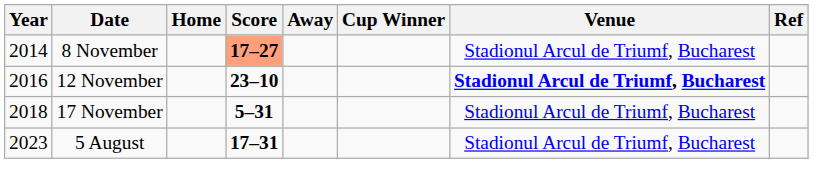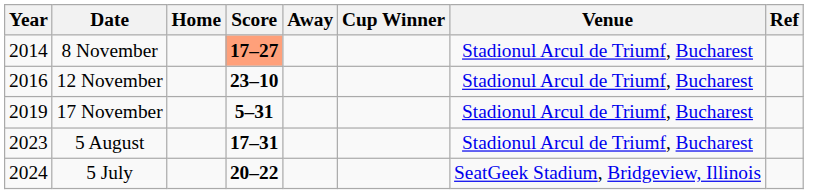(610, 81) bold -> (608, 81) normal
(28, 111) 2018 -> (28, 111) 2019
+ row: (110, 173)
